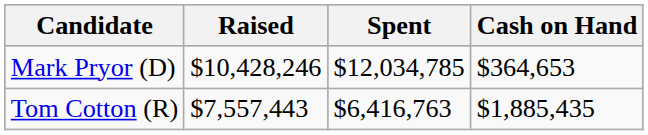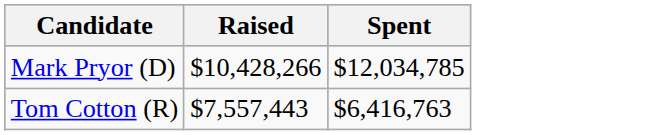- column: (557, 25)
(256, 66) $10,428,246 -> (256, 66) $10,428,266
